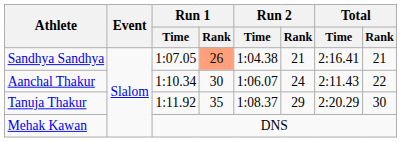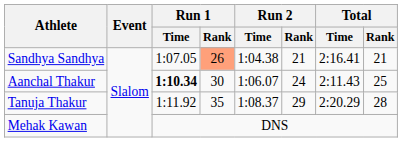(176, 81) normal -> (176, 81) bold
(380, 81) 22 -> (380, 81) 25
(380, 103) 30 -> (380, 103) 28
